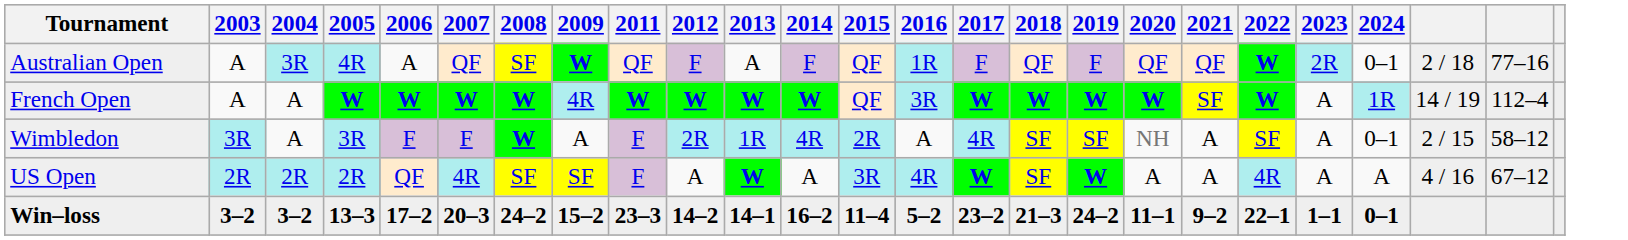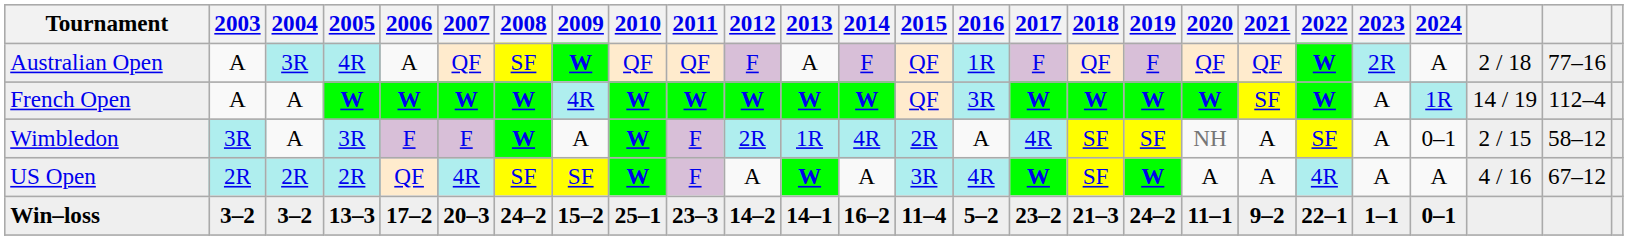+ column: (638, 24)
(1382, 62) 0–1 -> (1439, 62) A
